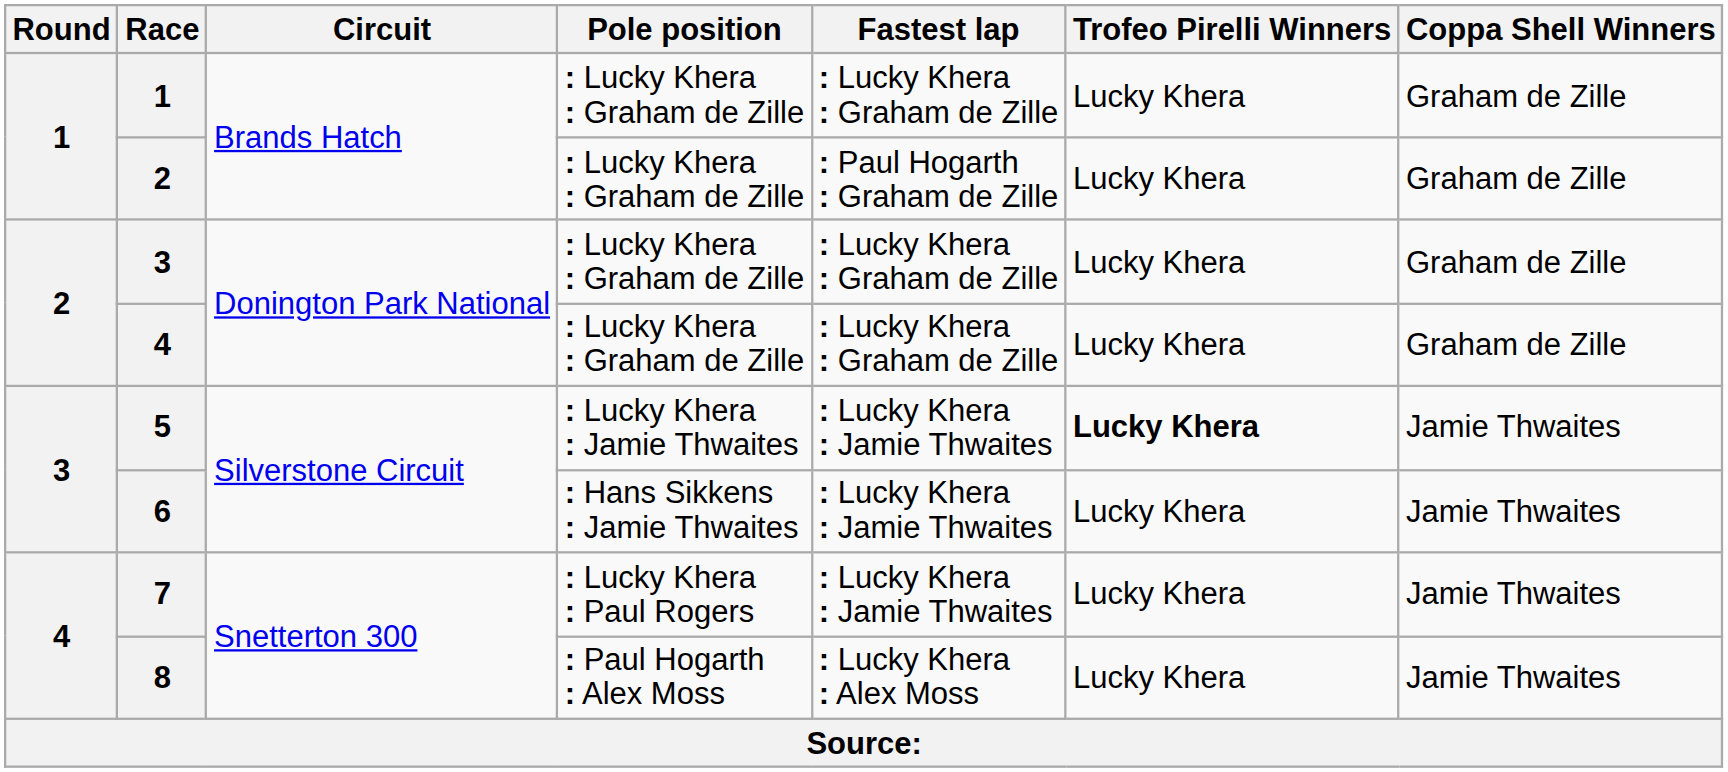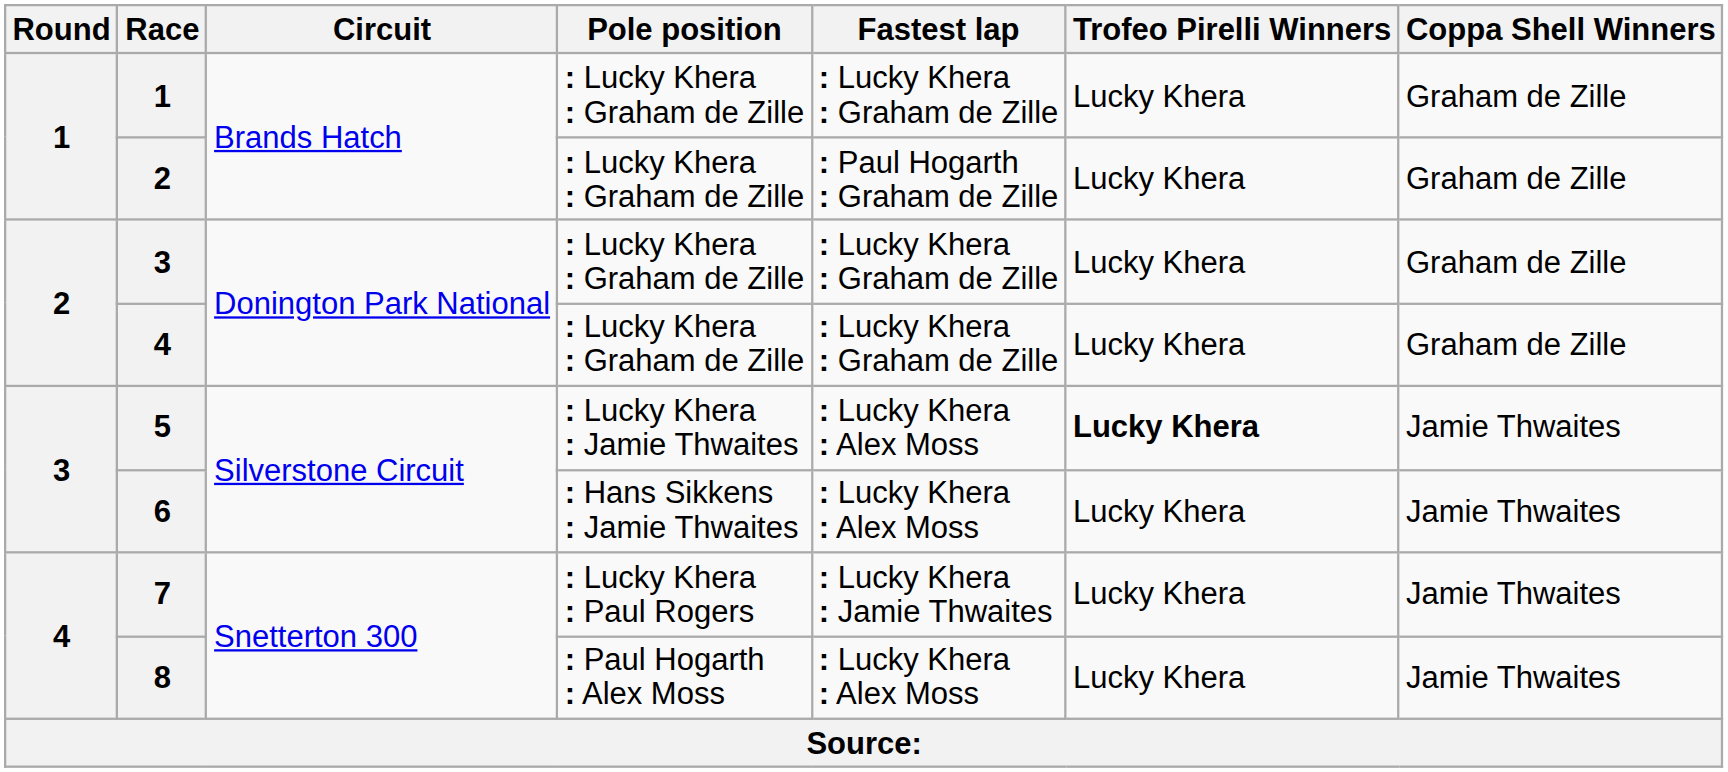(936, 427) : Lucky Khera : Jamie Thwaites -> (914, 427) : Lucky Khera : Alex Moss
(936, 511) : Lucky Khera : Jamie Thwaites -> (914, 511) : Lucky Khera : Alex Moss
